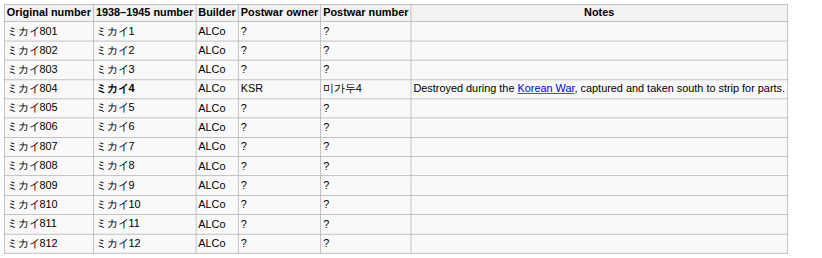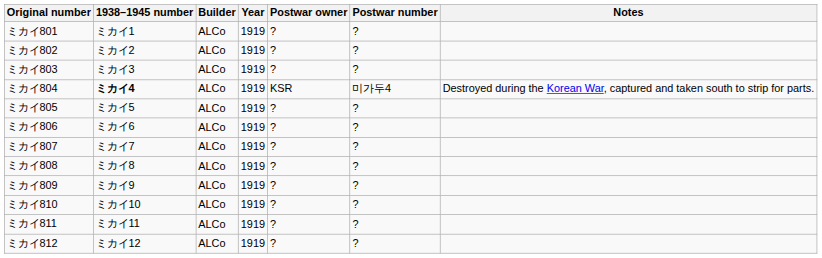+ column: (253, 13)
